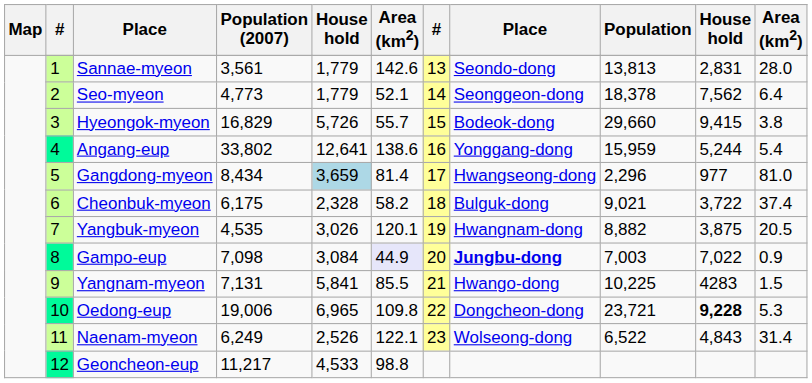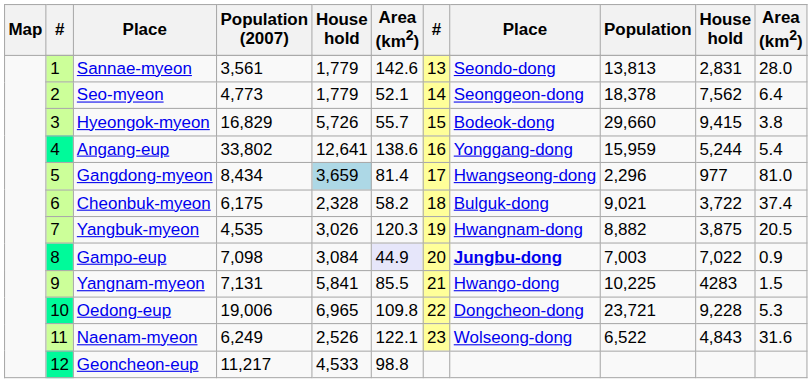(397, 229) 120.1 -> (397, 229) 120.3
(721, 310) bold -> (721, 310) normal
(776, 337) 31.4 -> (776, 337) 31.6
